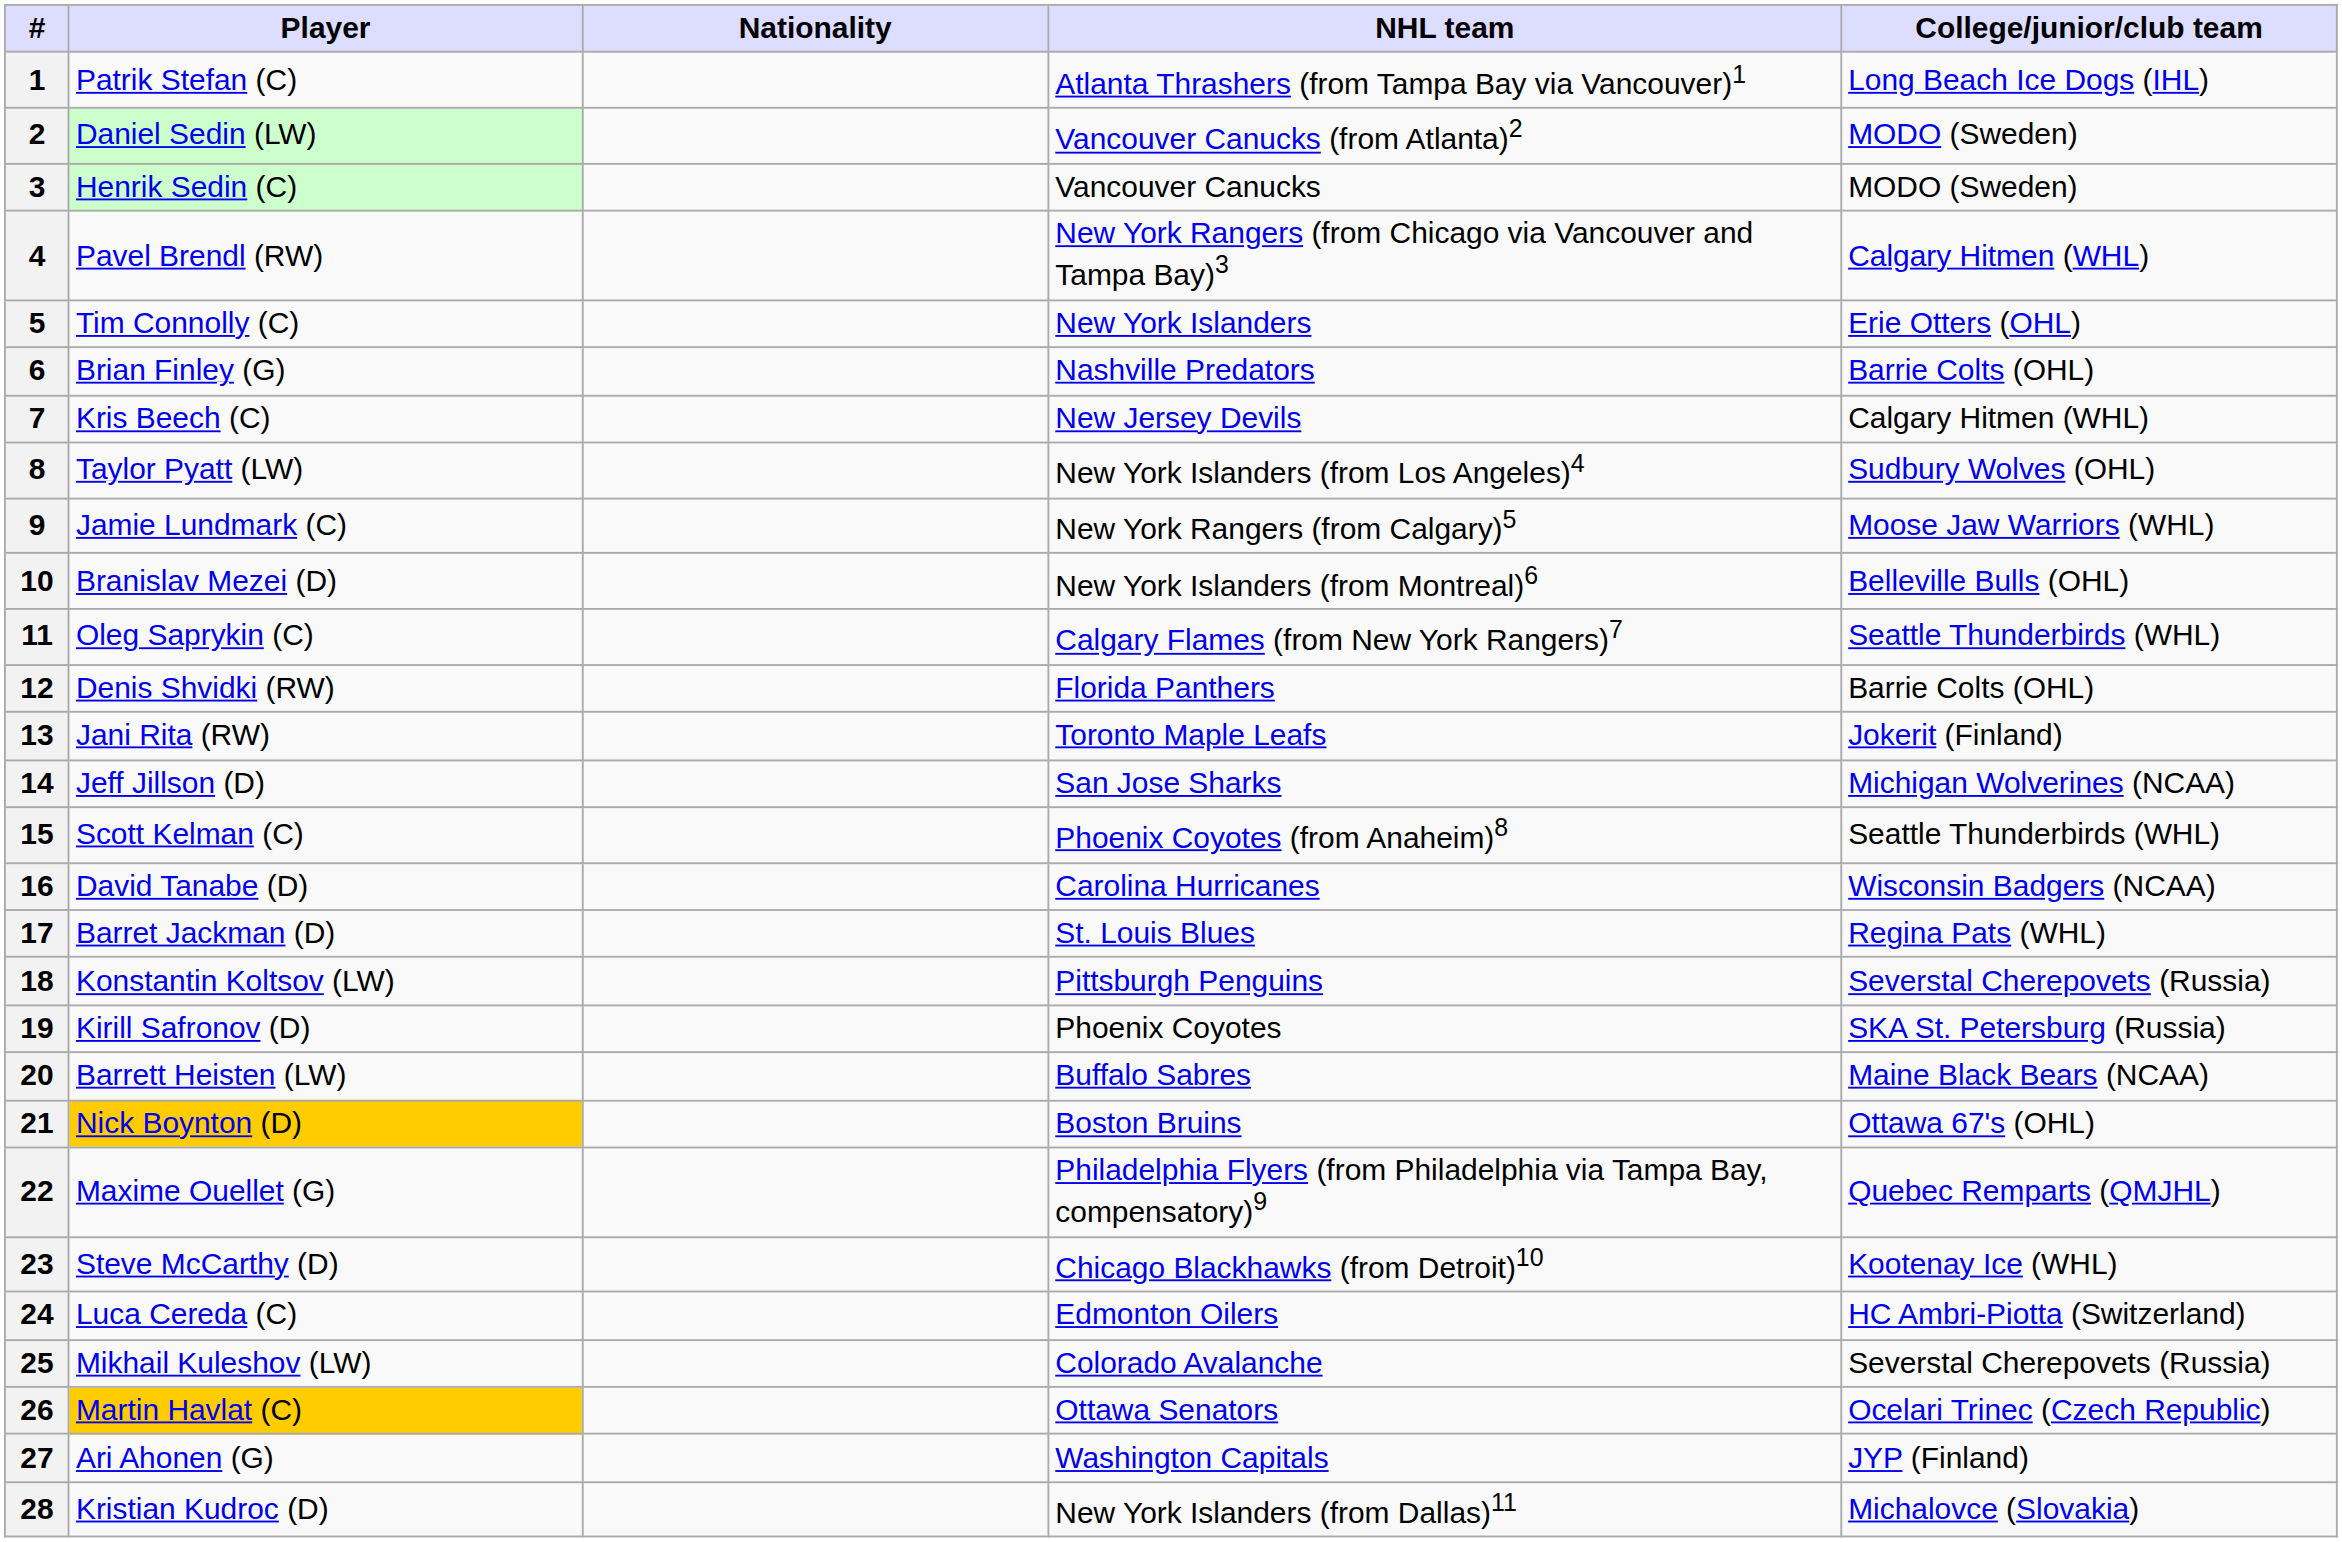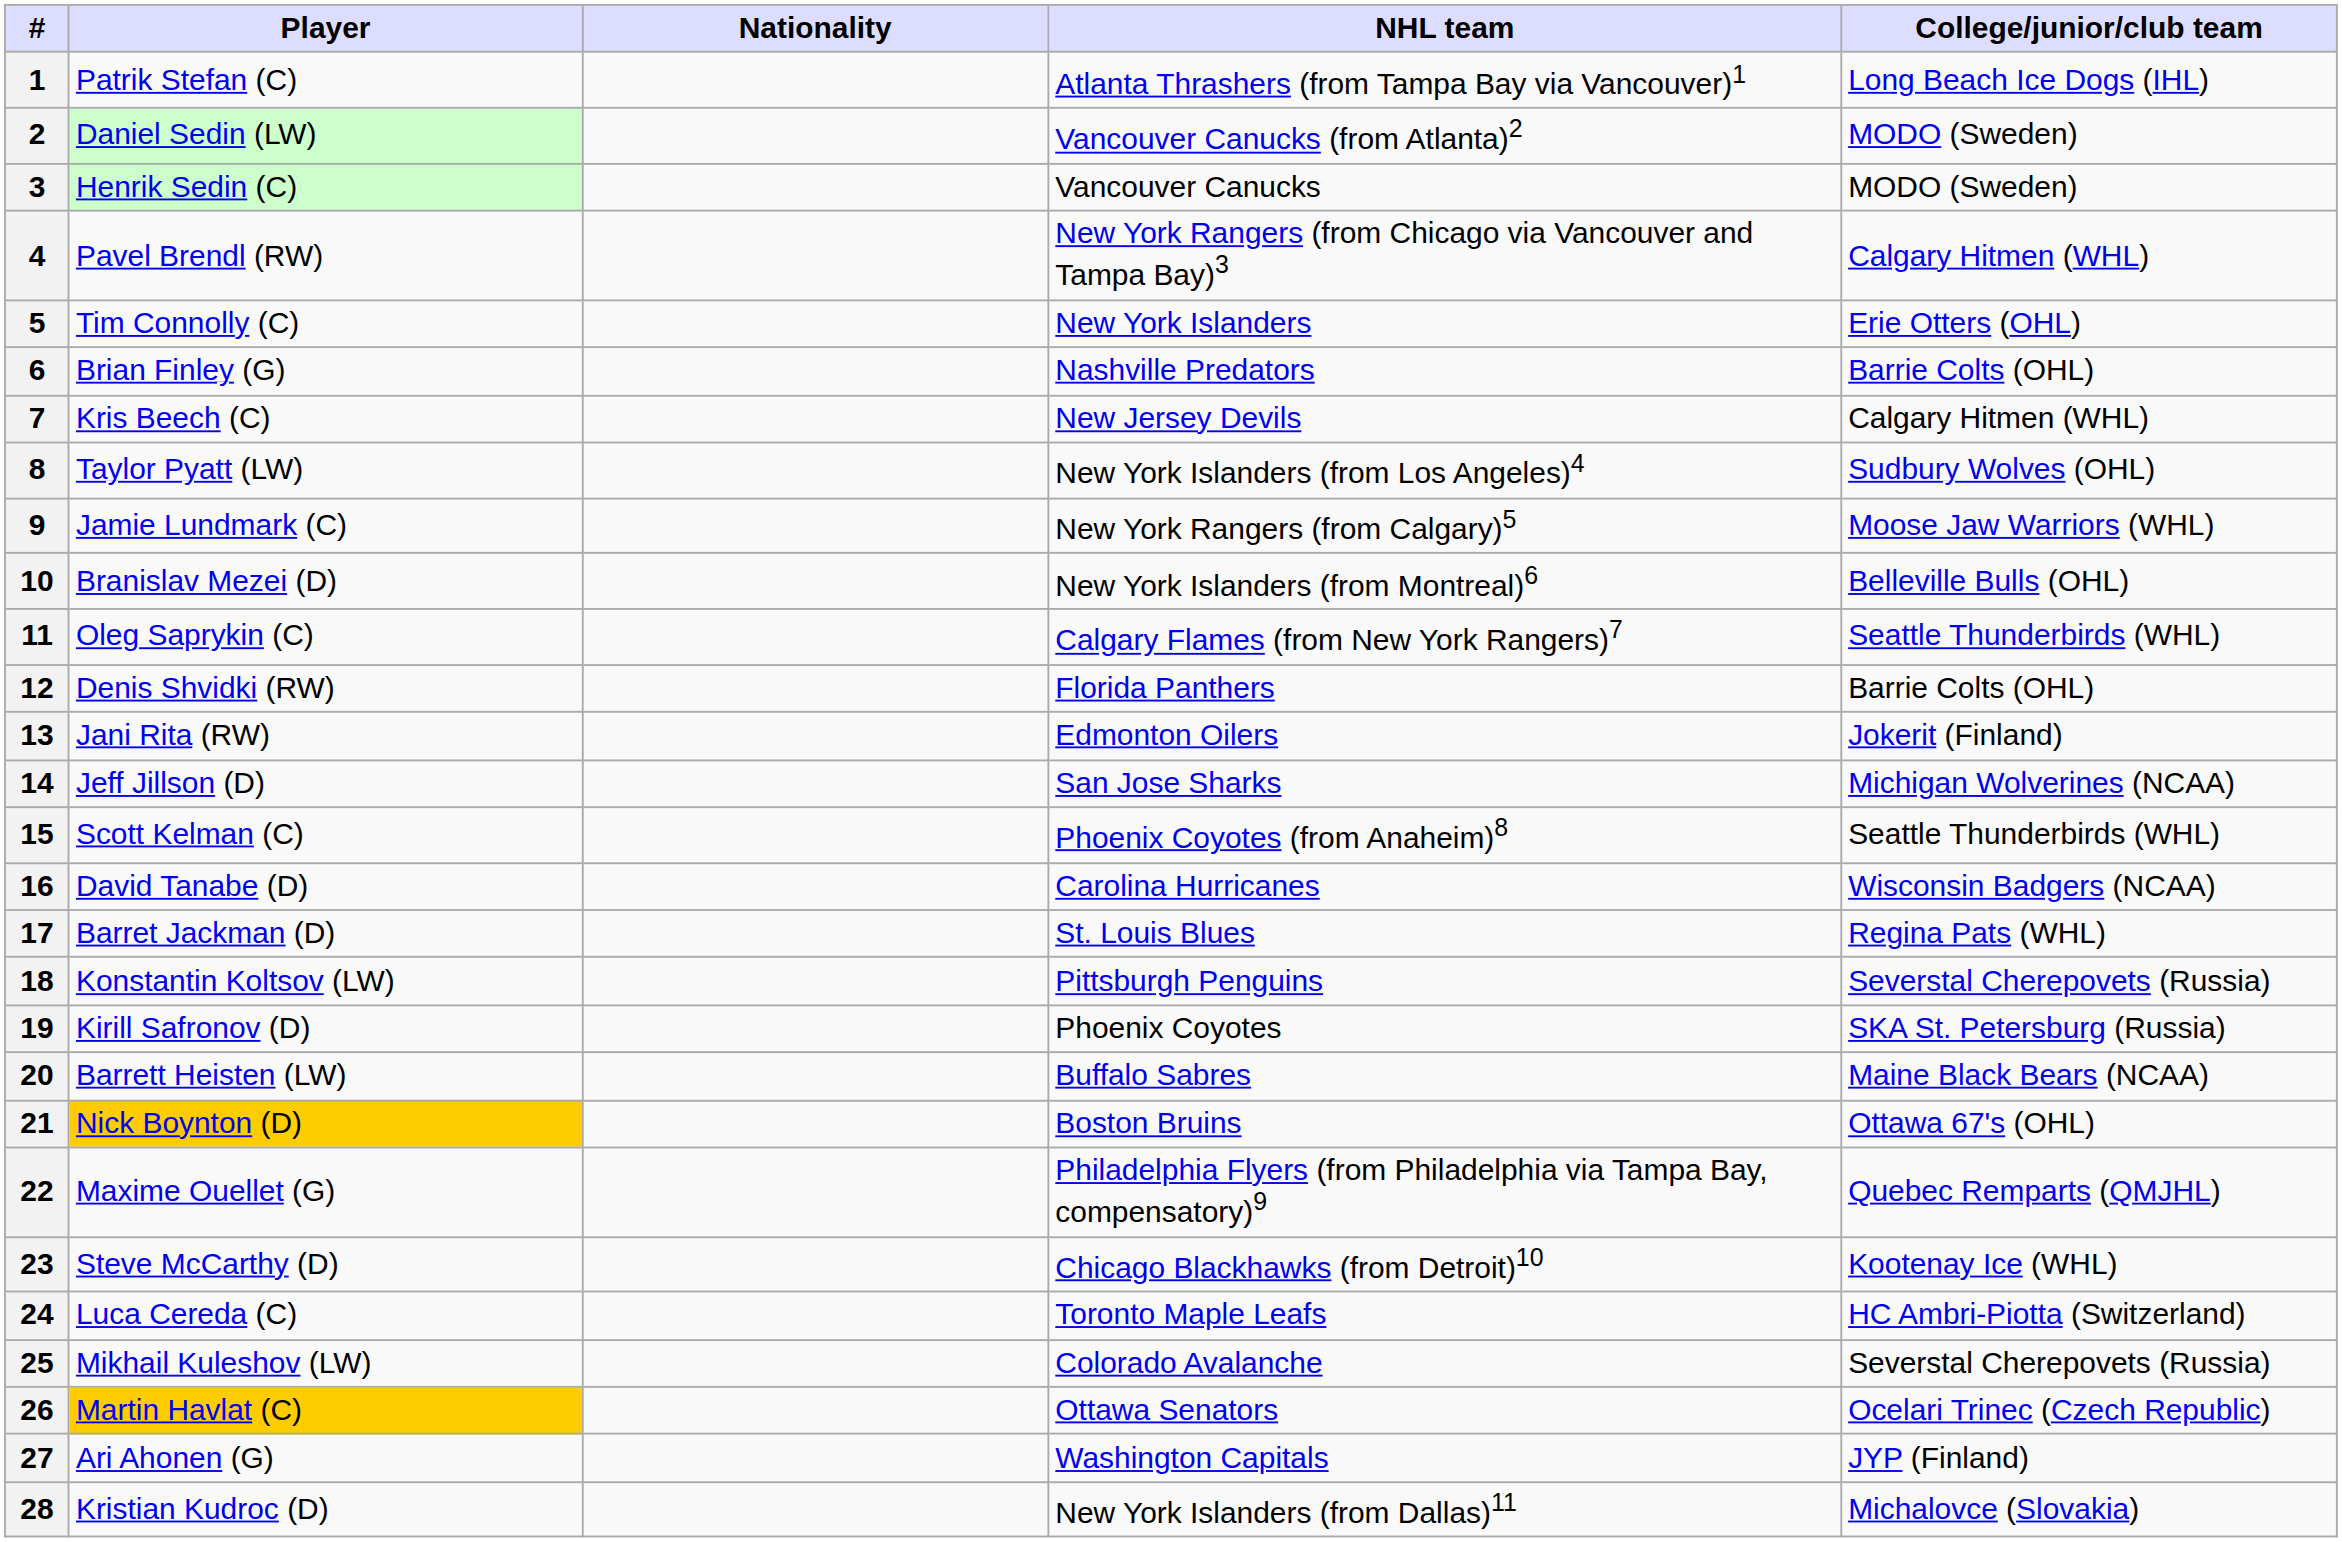(1191, 735) Toronto Maple Leafs -> (1167, 735) Edmonton Oilers
(1167, 1315) Edmonton Oilers -> (1191, 1315) Toronto Maple Leafs
